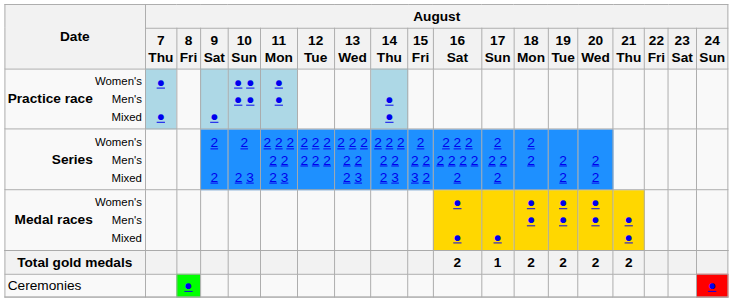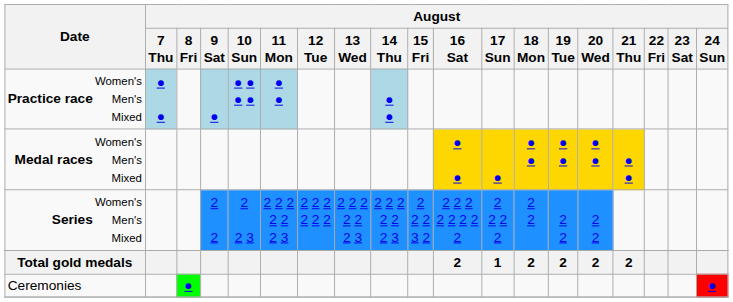rows swapped: (97, 160) <-> (78, 220)
